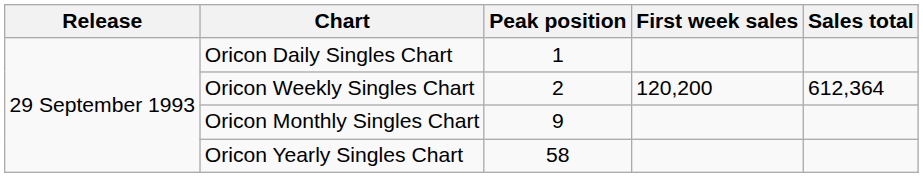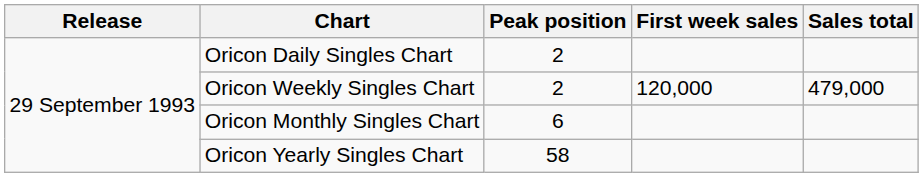(558, 54) 1 -> (558, 54) 2
(674, 88) 120,200 -> (674, 88) 120,000
(846, 88) 612,364 -> (846, 88) 479,000
(558, 121) 9 -> (558, 121) 6
